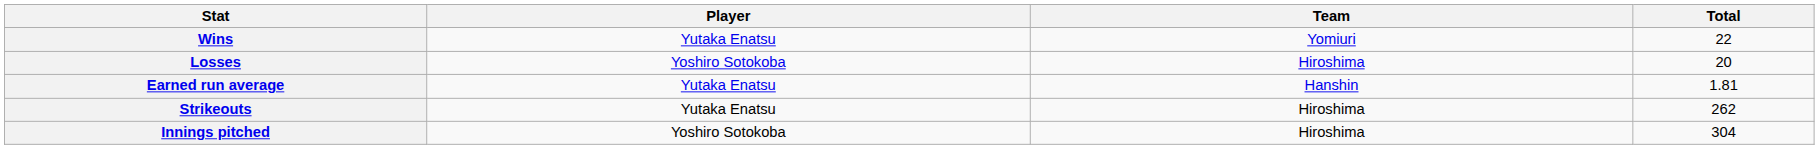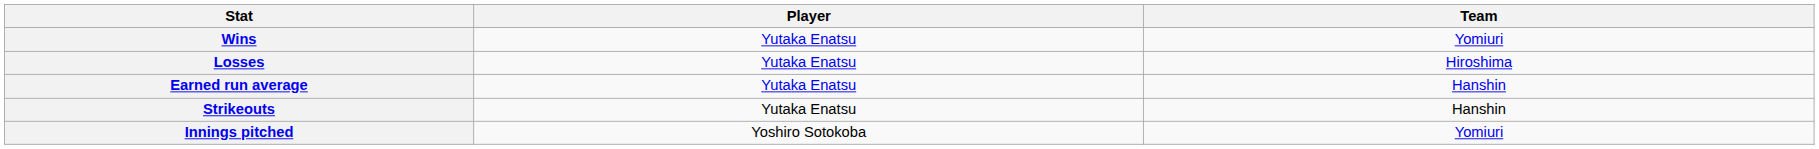- column: (1724, 16)
(728, 62) Yoshiro Sotokoba -> (809, 62) Yutaka Enatsu
(1332, 109) Hiroshima -> (1479, 109) Hanshin
(1332, 132) Hiroshima -> (1479, 132) Yomiuri
